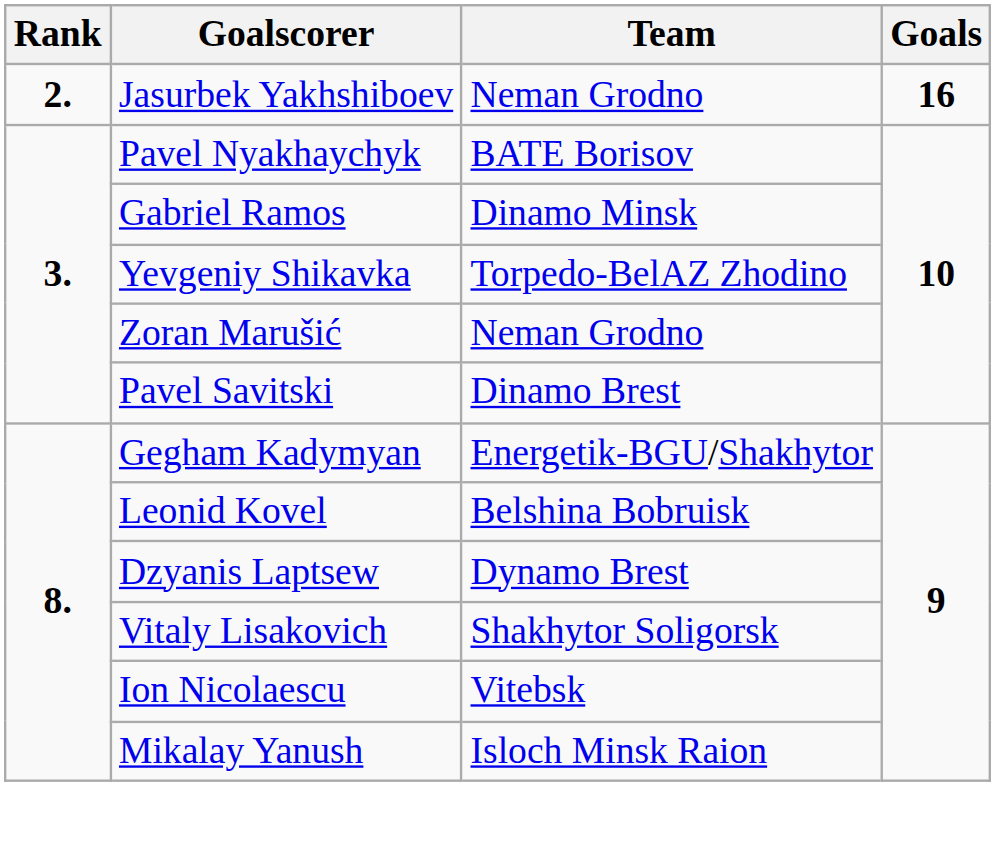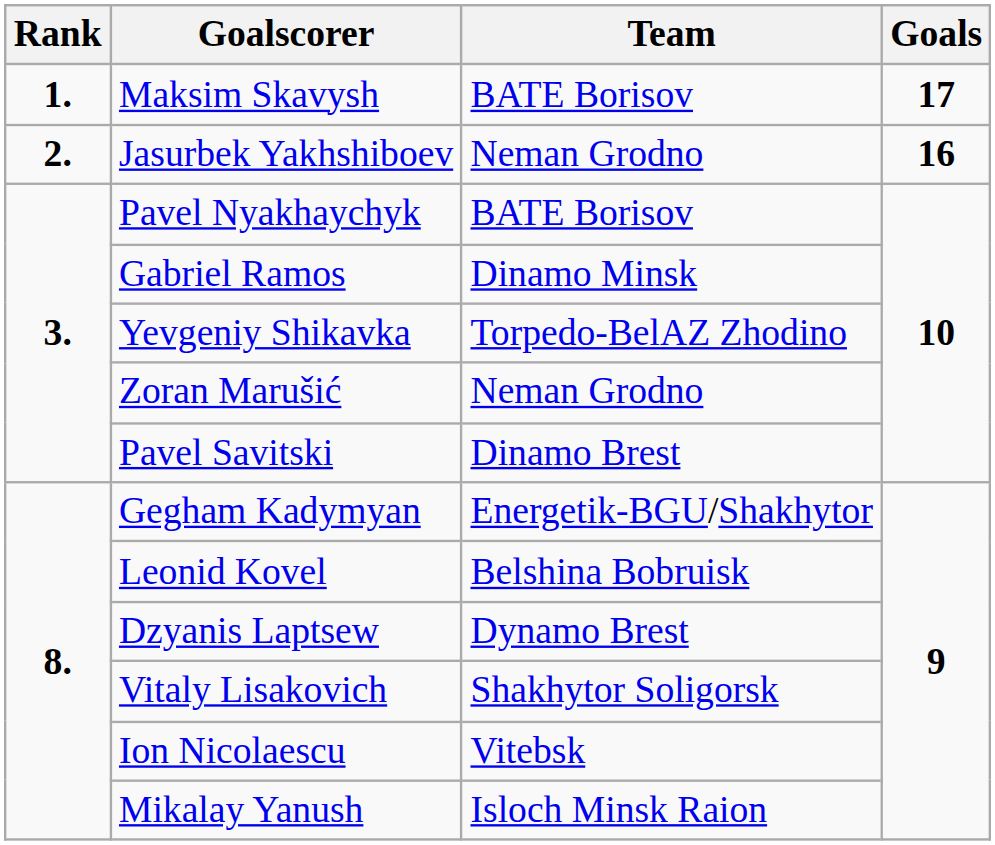+ row: (249, 93)
